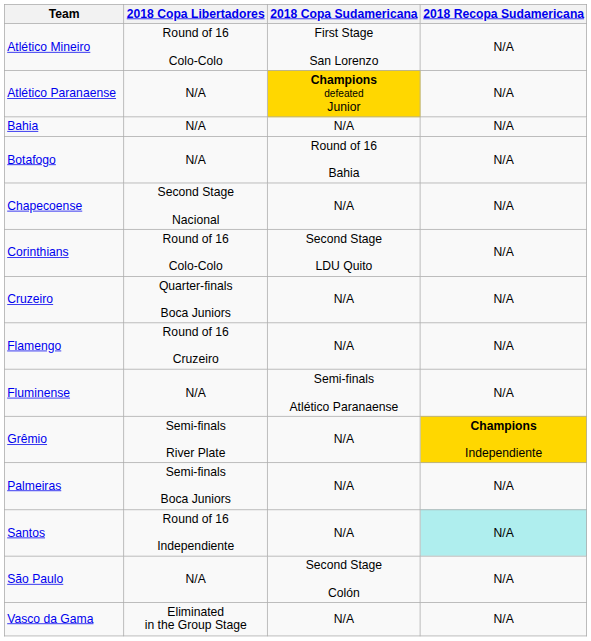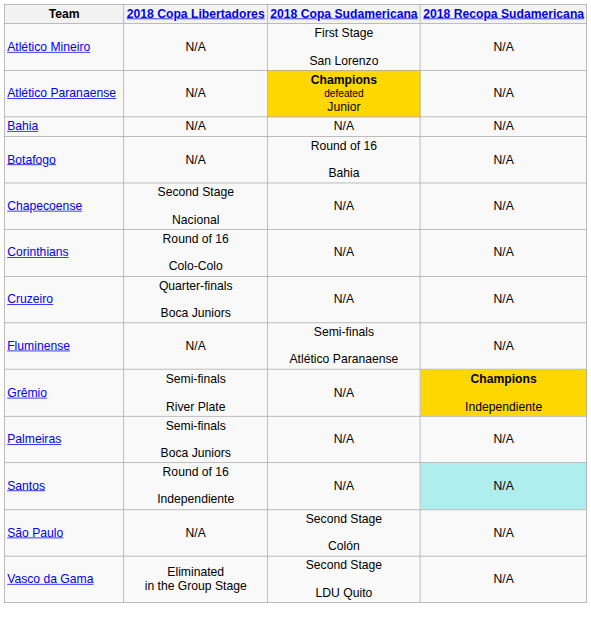(196, 47) Round of 16 Colo-Colo -> (196, 47) N/A
(344, 252) Second Stage LDU Quito -> (344, 252) N/A
- row: (34, 346)
(344, 619) N/A -> (344, 579) Second Stage LDU Quito
